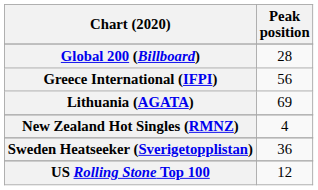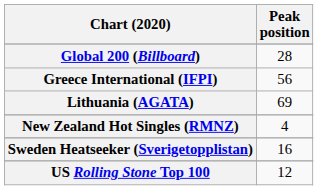(285, 149) 36 -> (285, 149) 16
